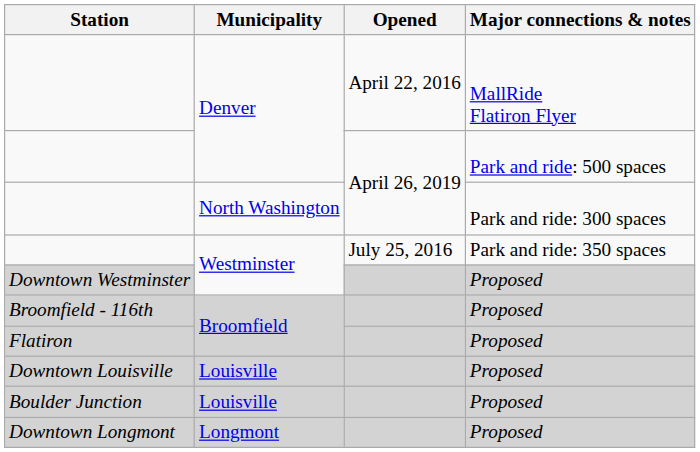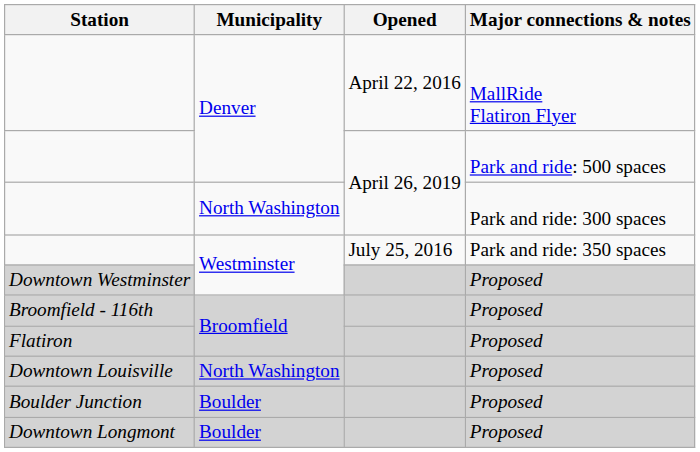(238, 371) Louisville -> (269, 371) North Washington
(238, 401) Louisville -> (230, 401) Boulder
(239, 432) Longmont -> (230, 432) Boulder
